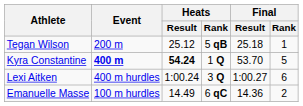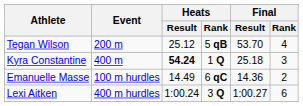(250, 45) 25.18 -> (250, 45) 53.70
(284, 45) 1 -> (284, 45) 4
(109, 61) bold -> (108, 61) normal
(250, 61) 53.70 -> (250, 61) 25.18
(284, 61) 5 -> (284, 61) 3
rows swapped: (48, 94) <-> (32, 78)
